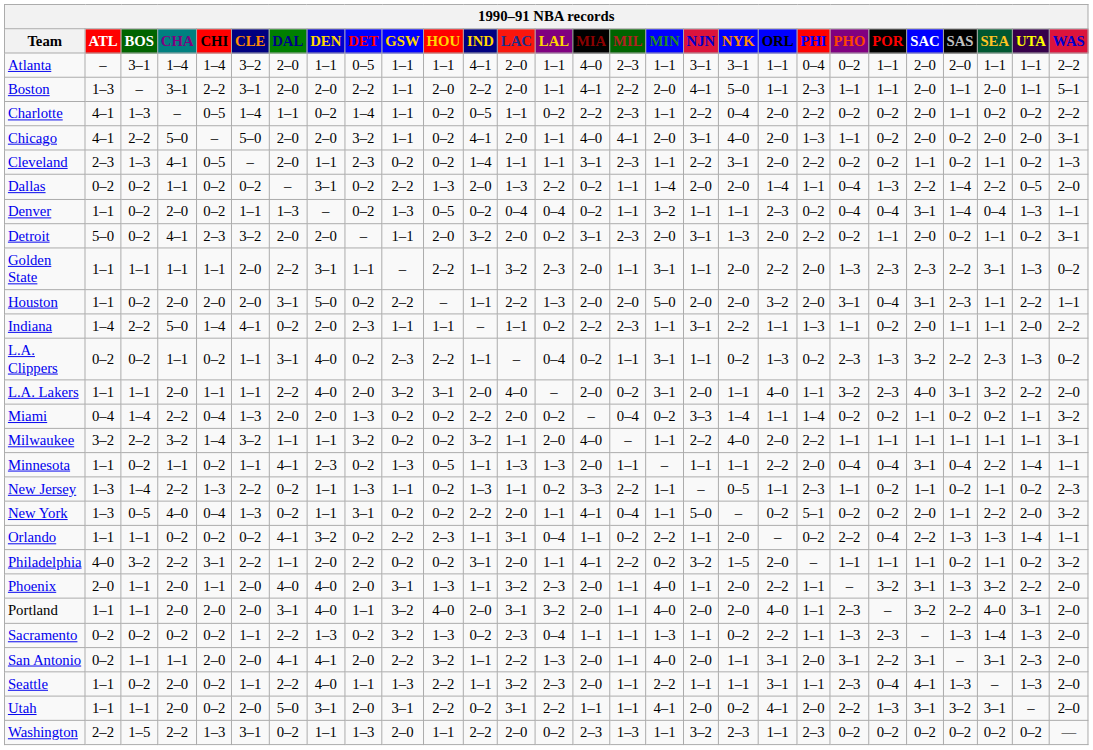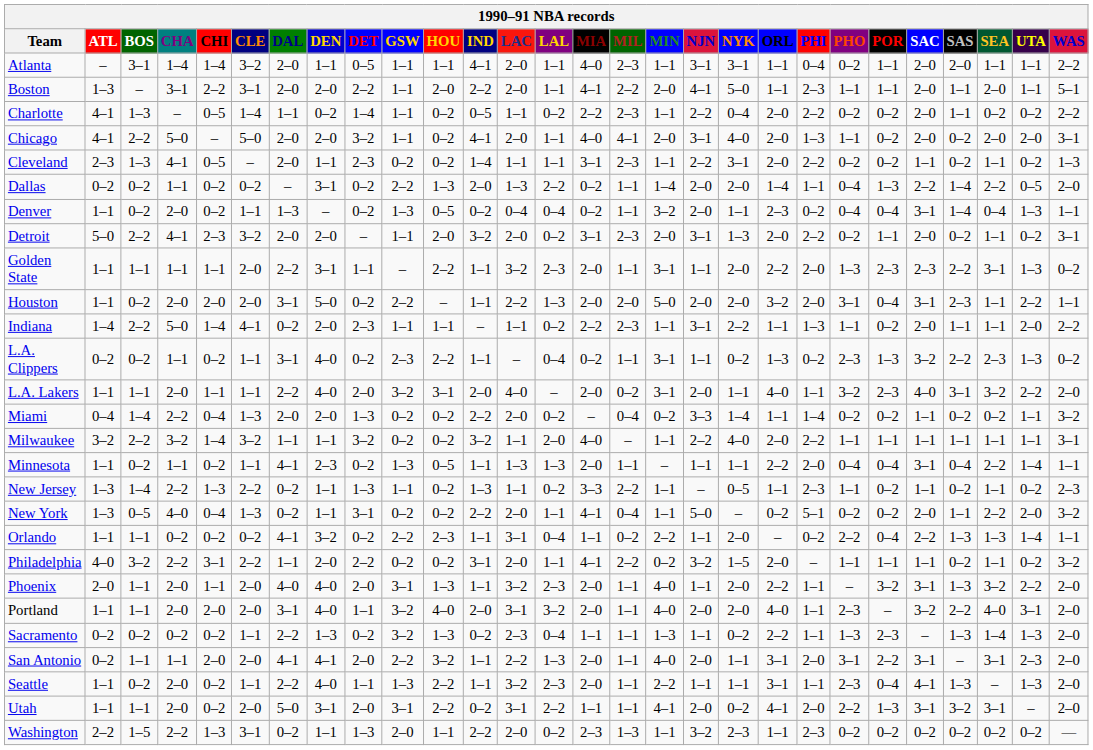(701, 211) 1–1 -> (701, 211) 2–0
(139, 235) 0–2 -> (139, 235) 2–2
